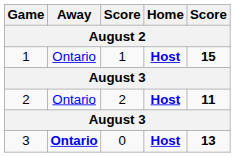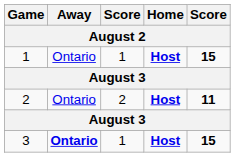(122, 141) 0 -> (122, 141) 1
(208, 141) 13 -> (208, 141) 15
